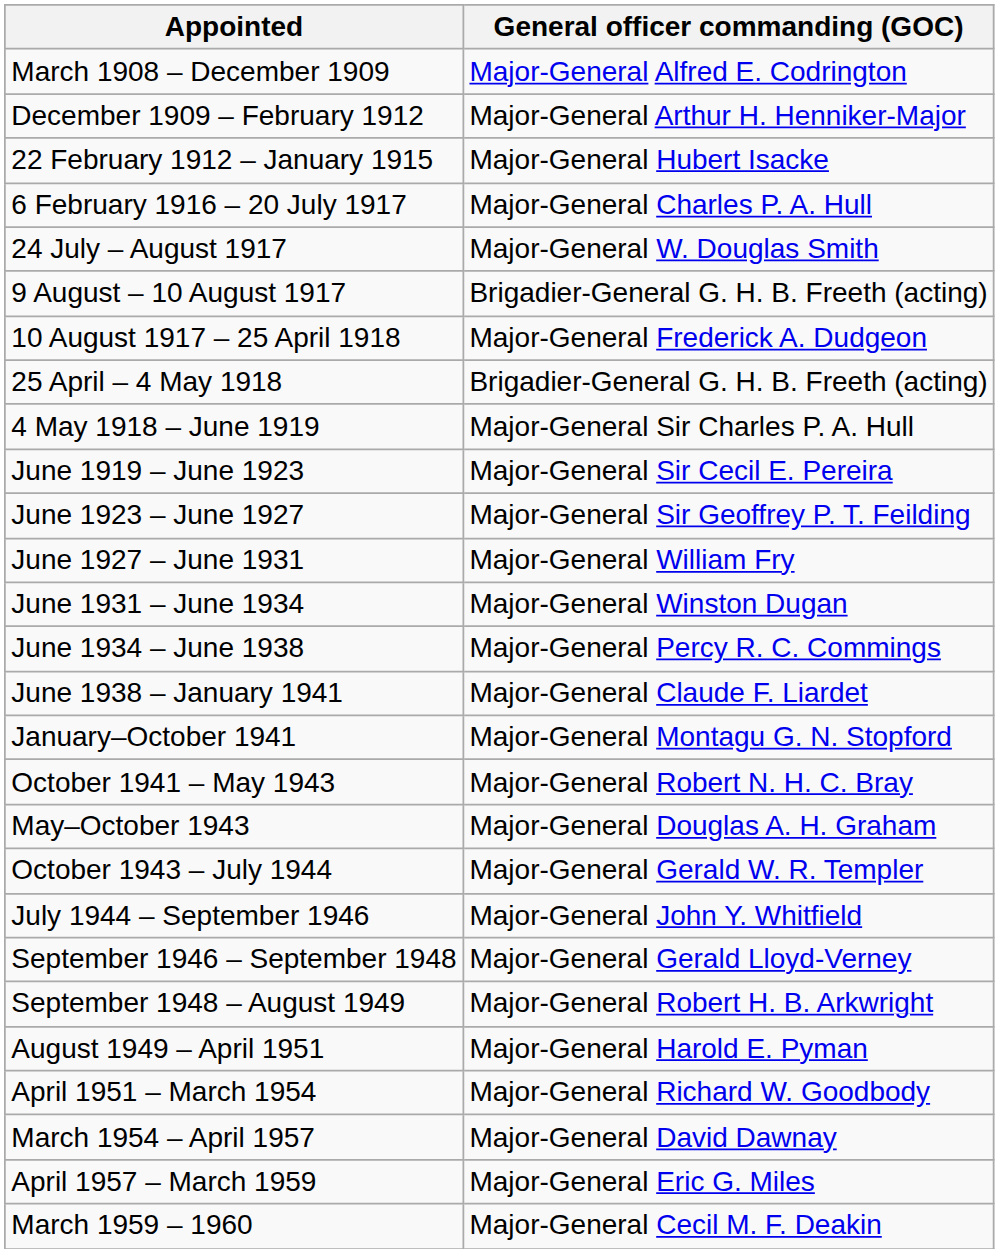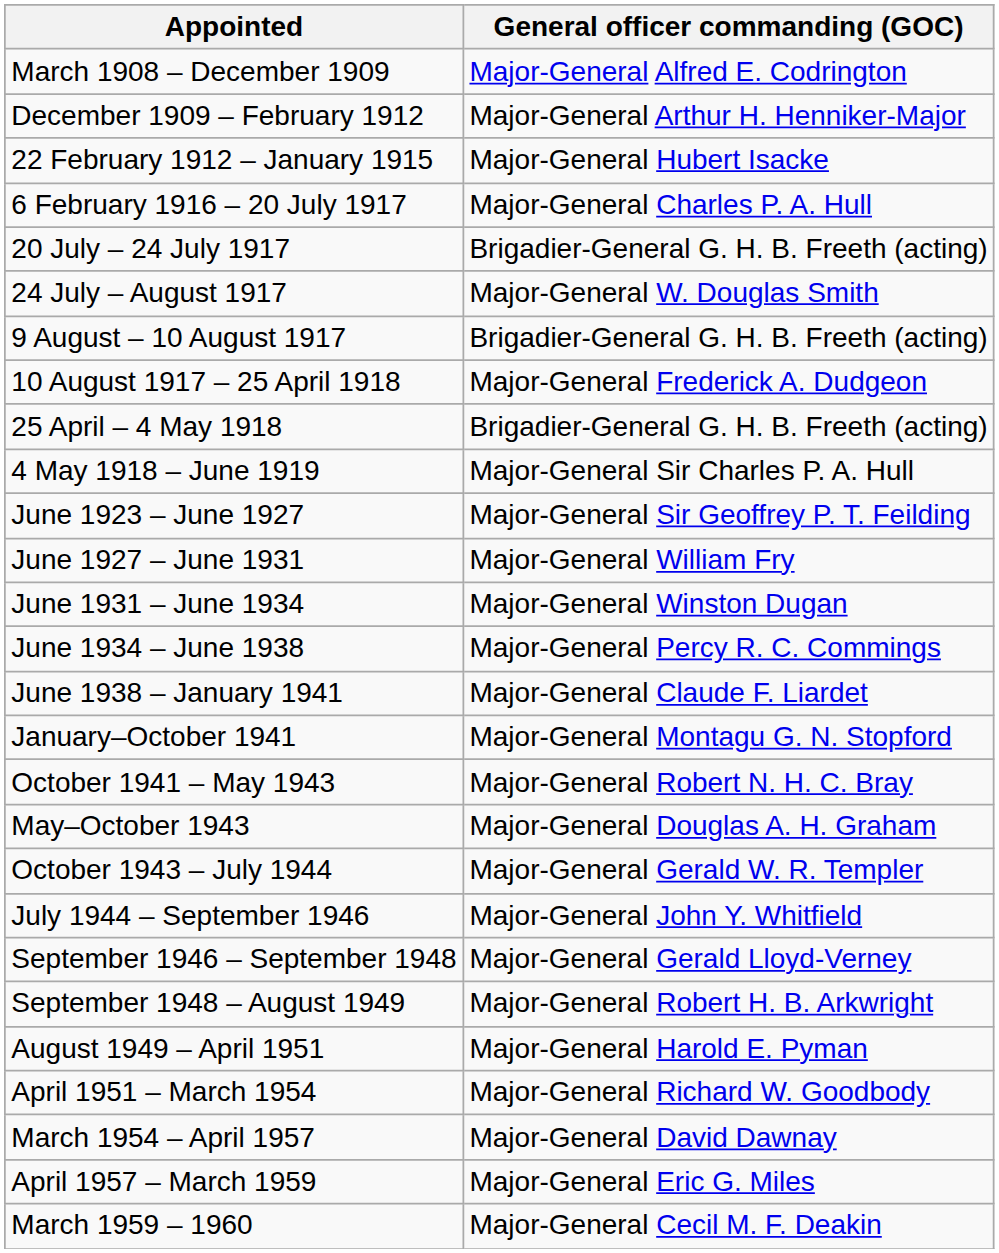+ row: (151, 248)
- row: (158, 470)
